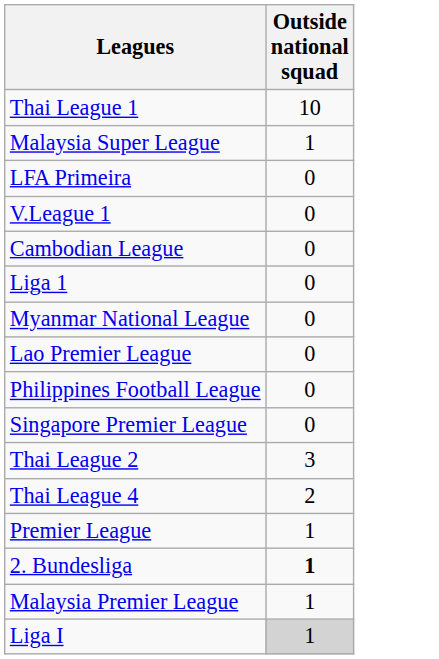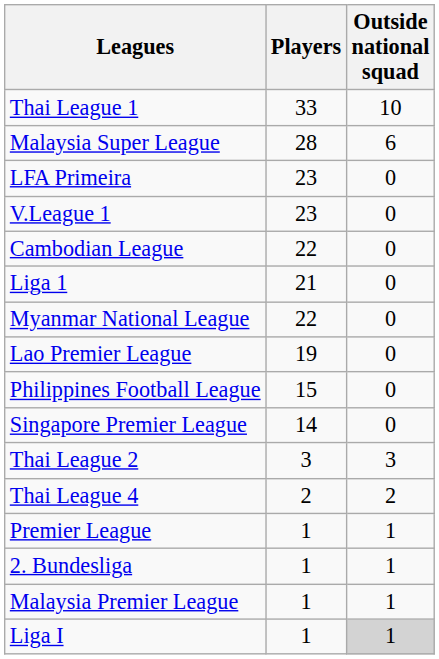+ column: (306, 47)
(310, 142) 1 -> (390, 142) 6
(310, 565) bold -> (390, 565) normal
